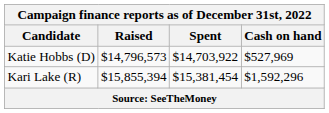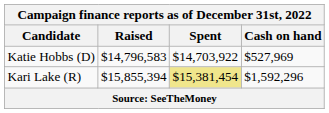(134, 56) $14,796,573 -> (134, 56) $14,796,583
(205, 77) no background -> (205, 77) khaki background
